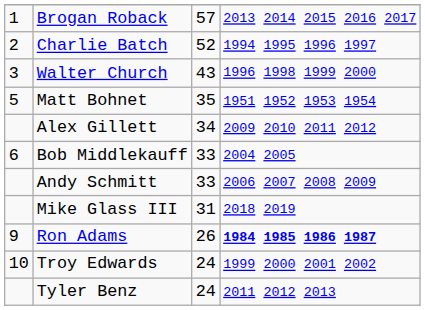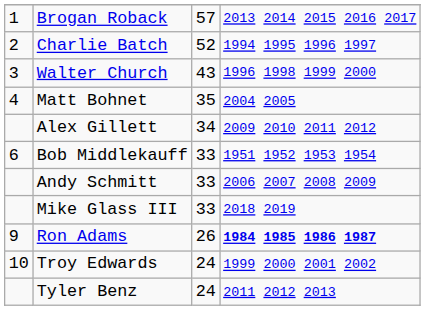(14, 100) 5 -> (14, 100) 4
(300, 100) 1951 1952 1953 1954 -> (259, 100) 2004 2005
(259, 155) 2004 2005 -> (300, 155) 1951 1952 1953 1954
(206, 210) 31 -> (206, 210) 33
